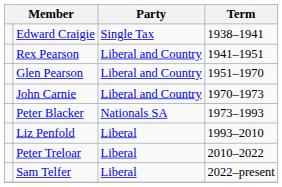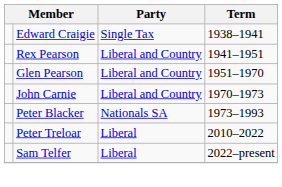- row: (45, 133)
